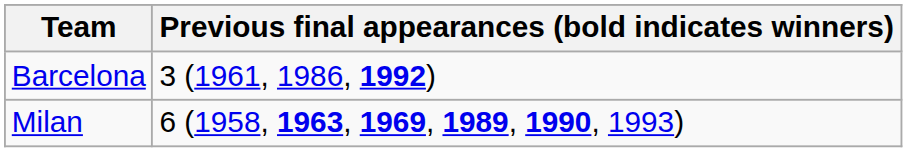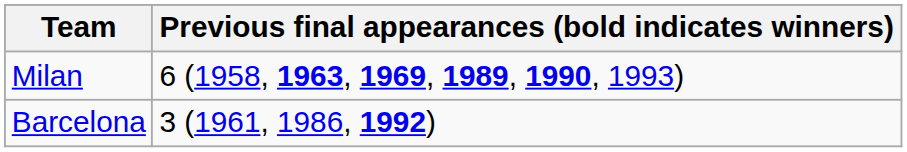rows swapped: (47, 122) <-> (79, 75)
